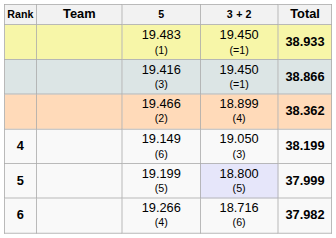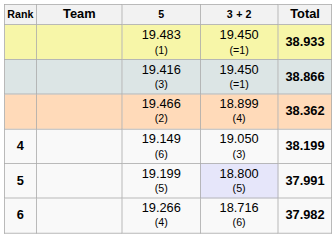(305, 180) 37.999 -> (305, 180) 37.991
